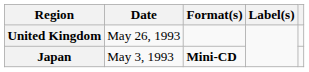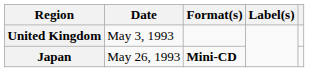(144, 35) May 26, 1993 -> (141, 35) May 3, 1993
(141, 56) May 3, 1993 -> (144, 56) May 26, 1993
